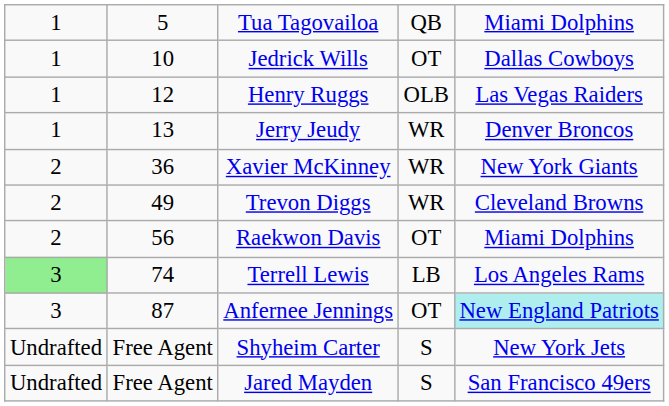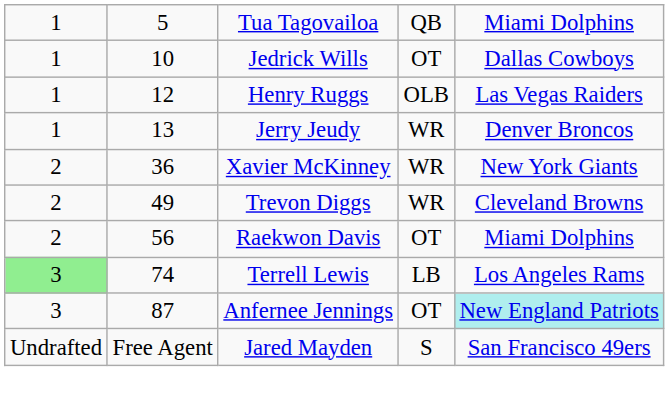- row: (308, 346)
